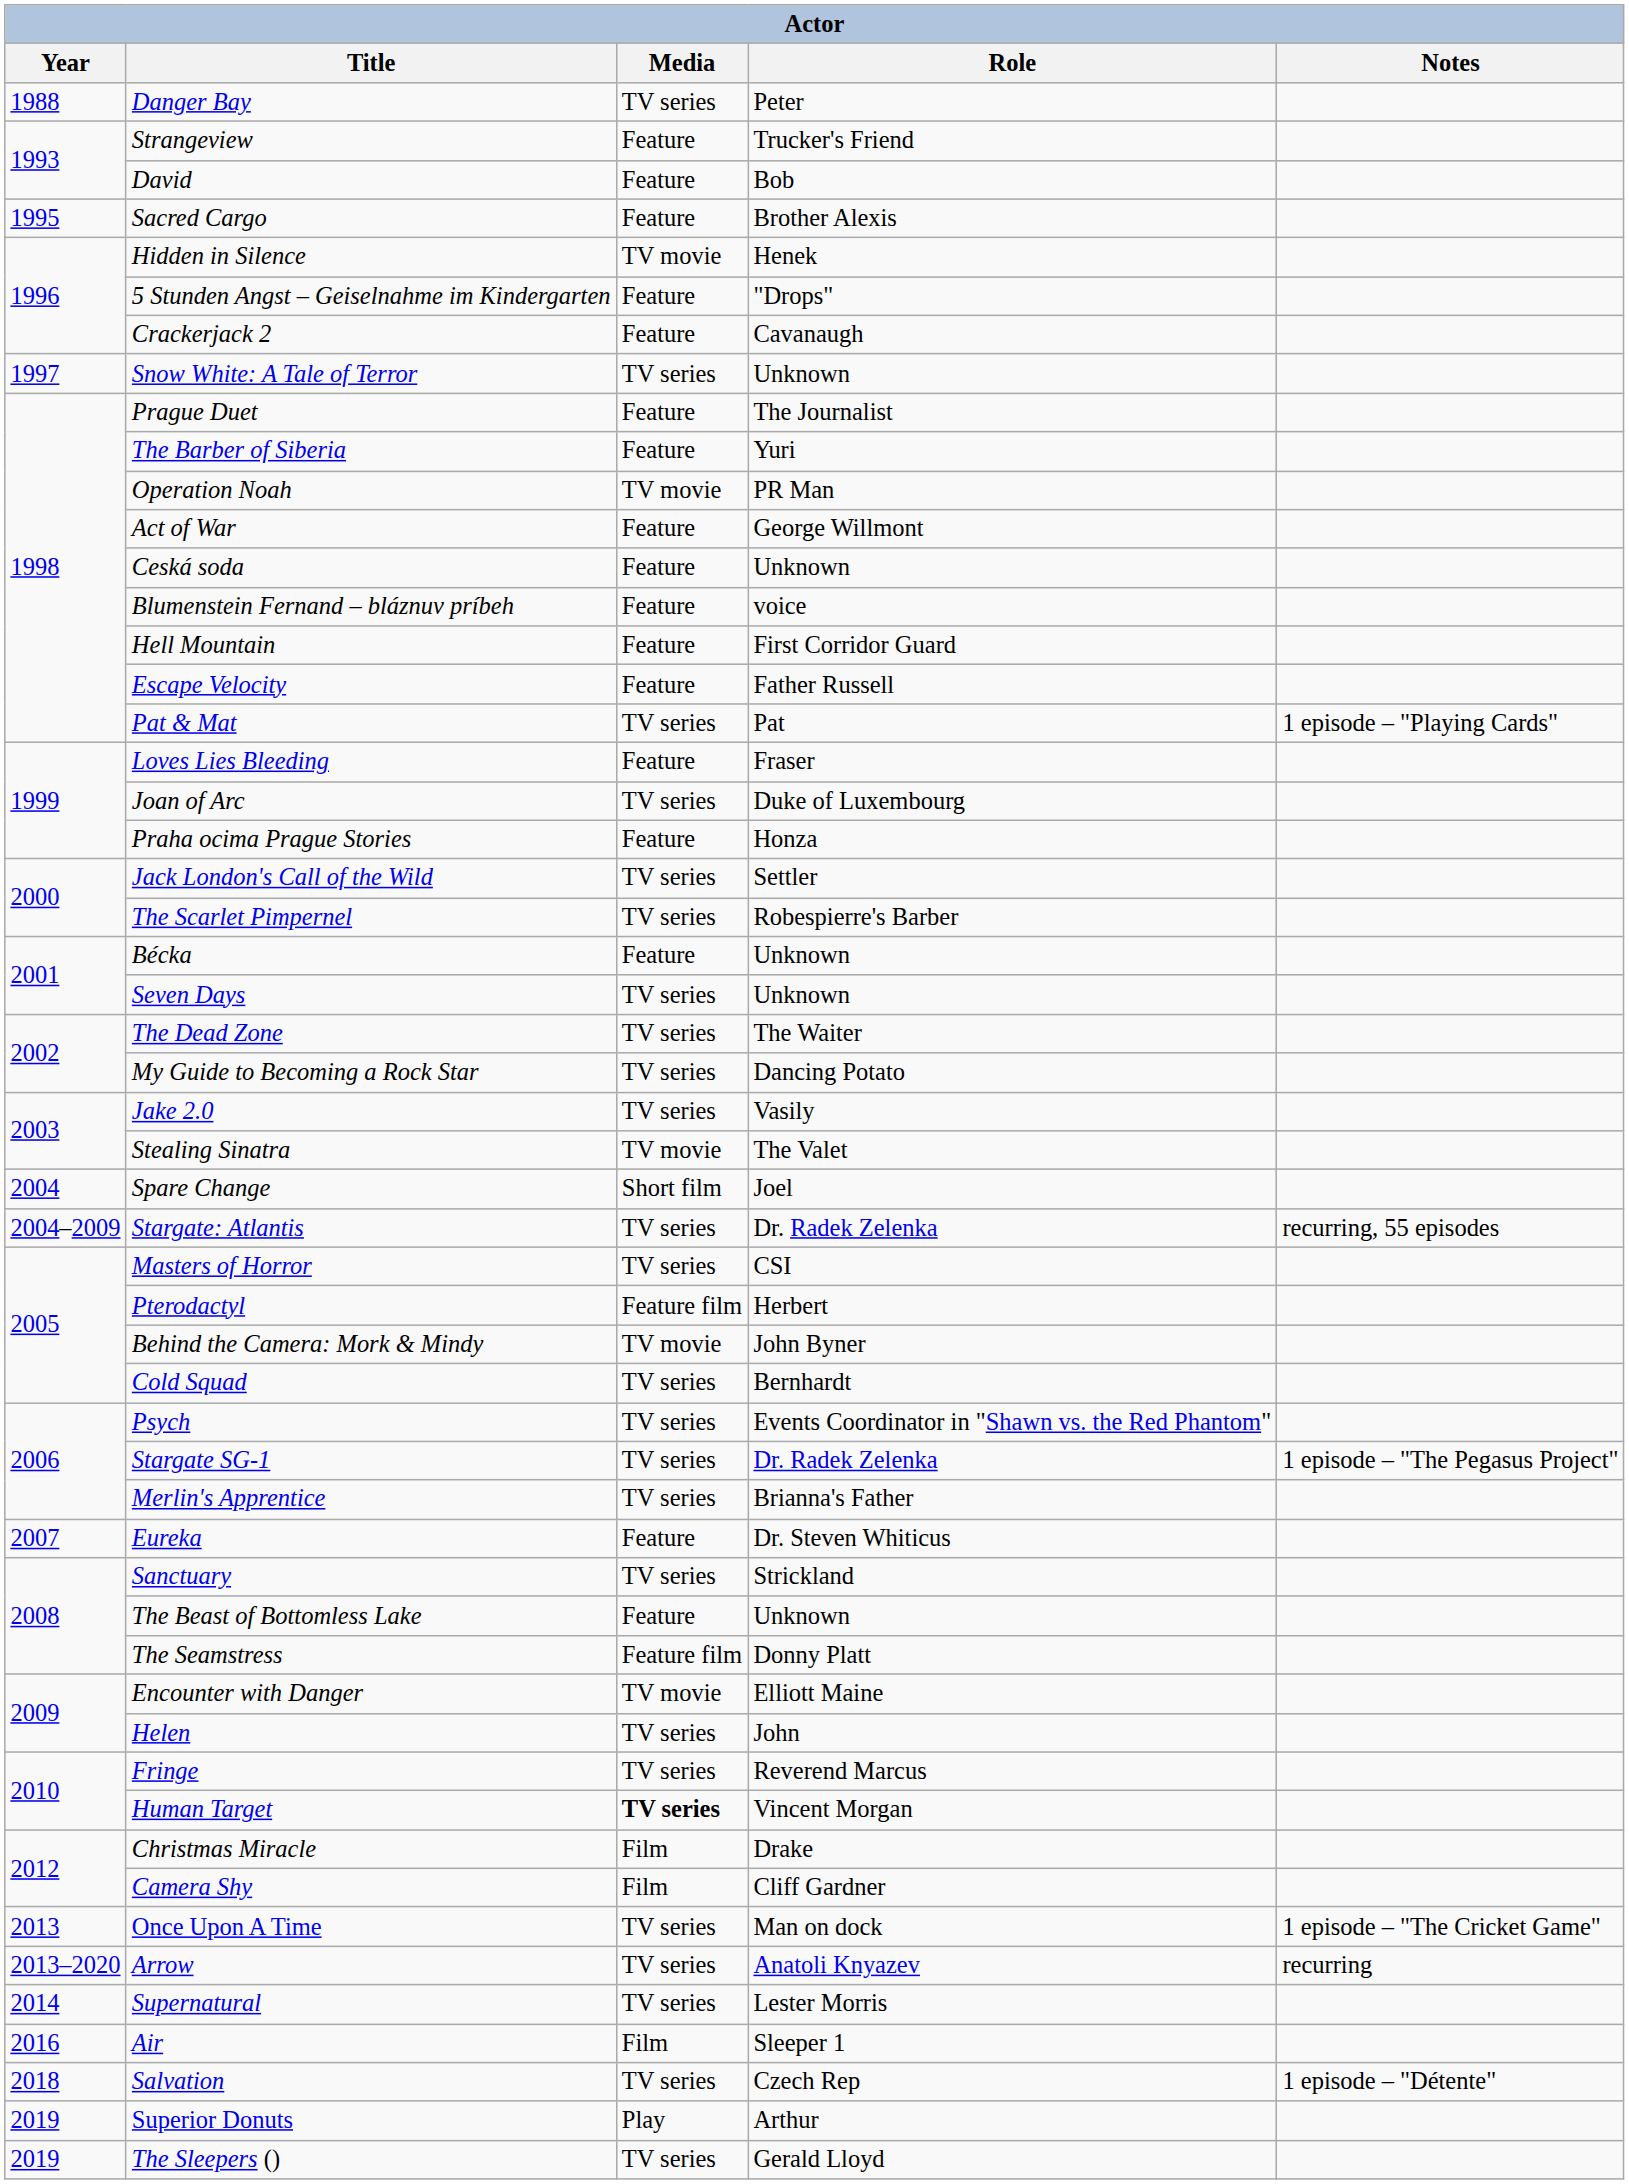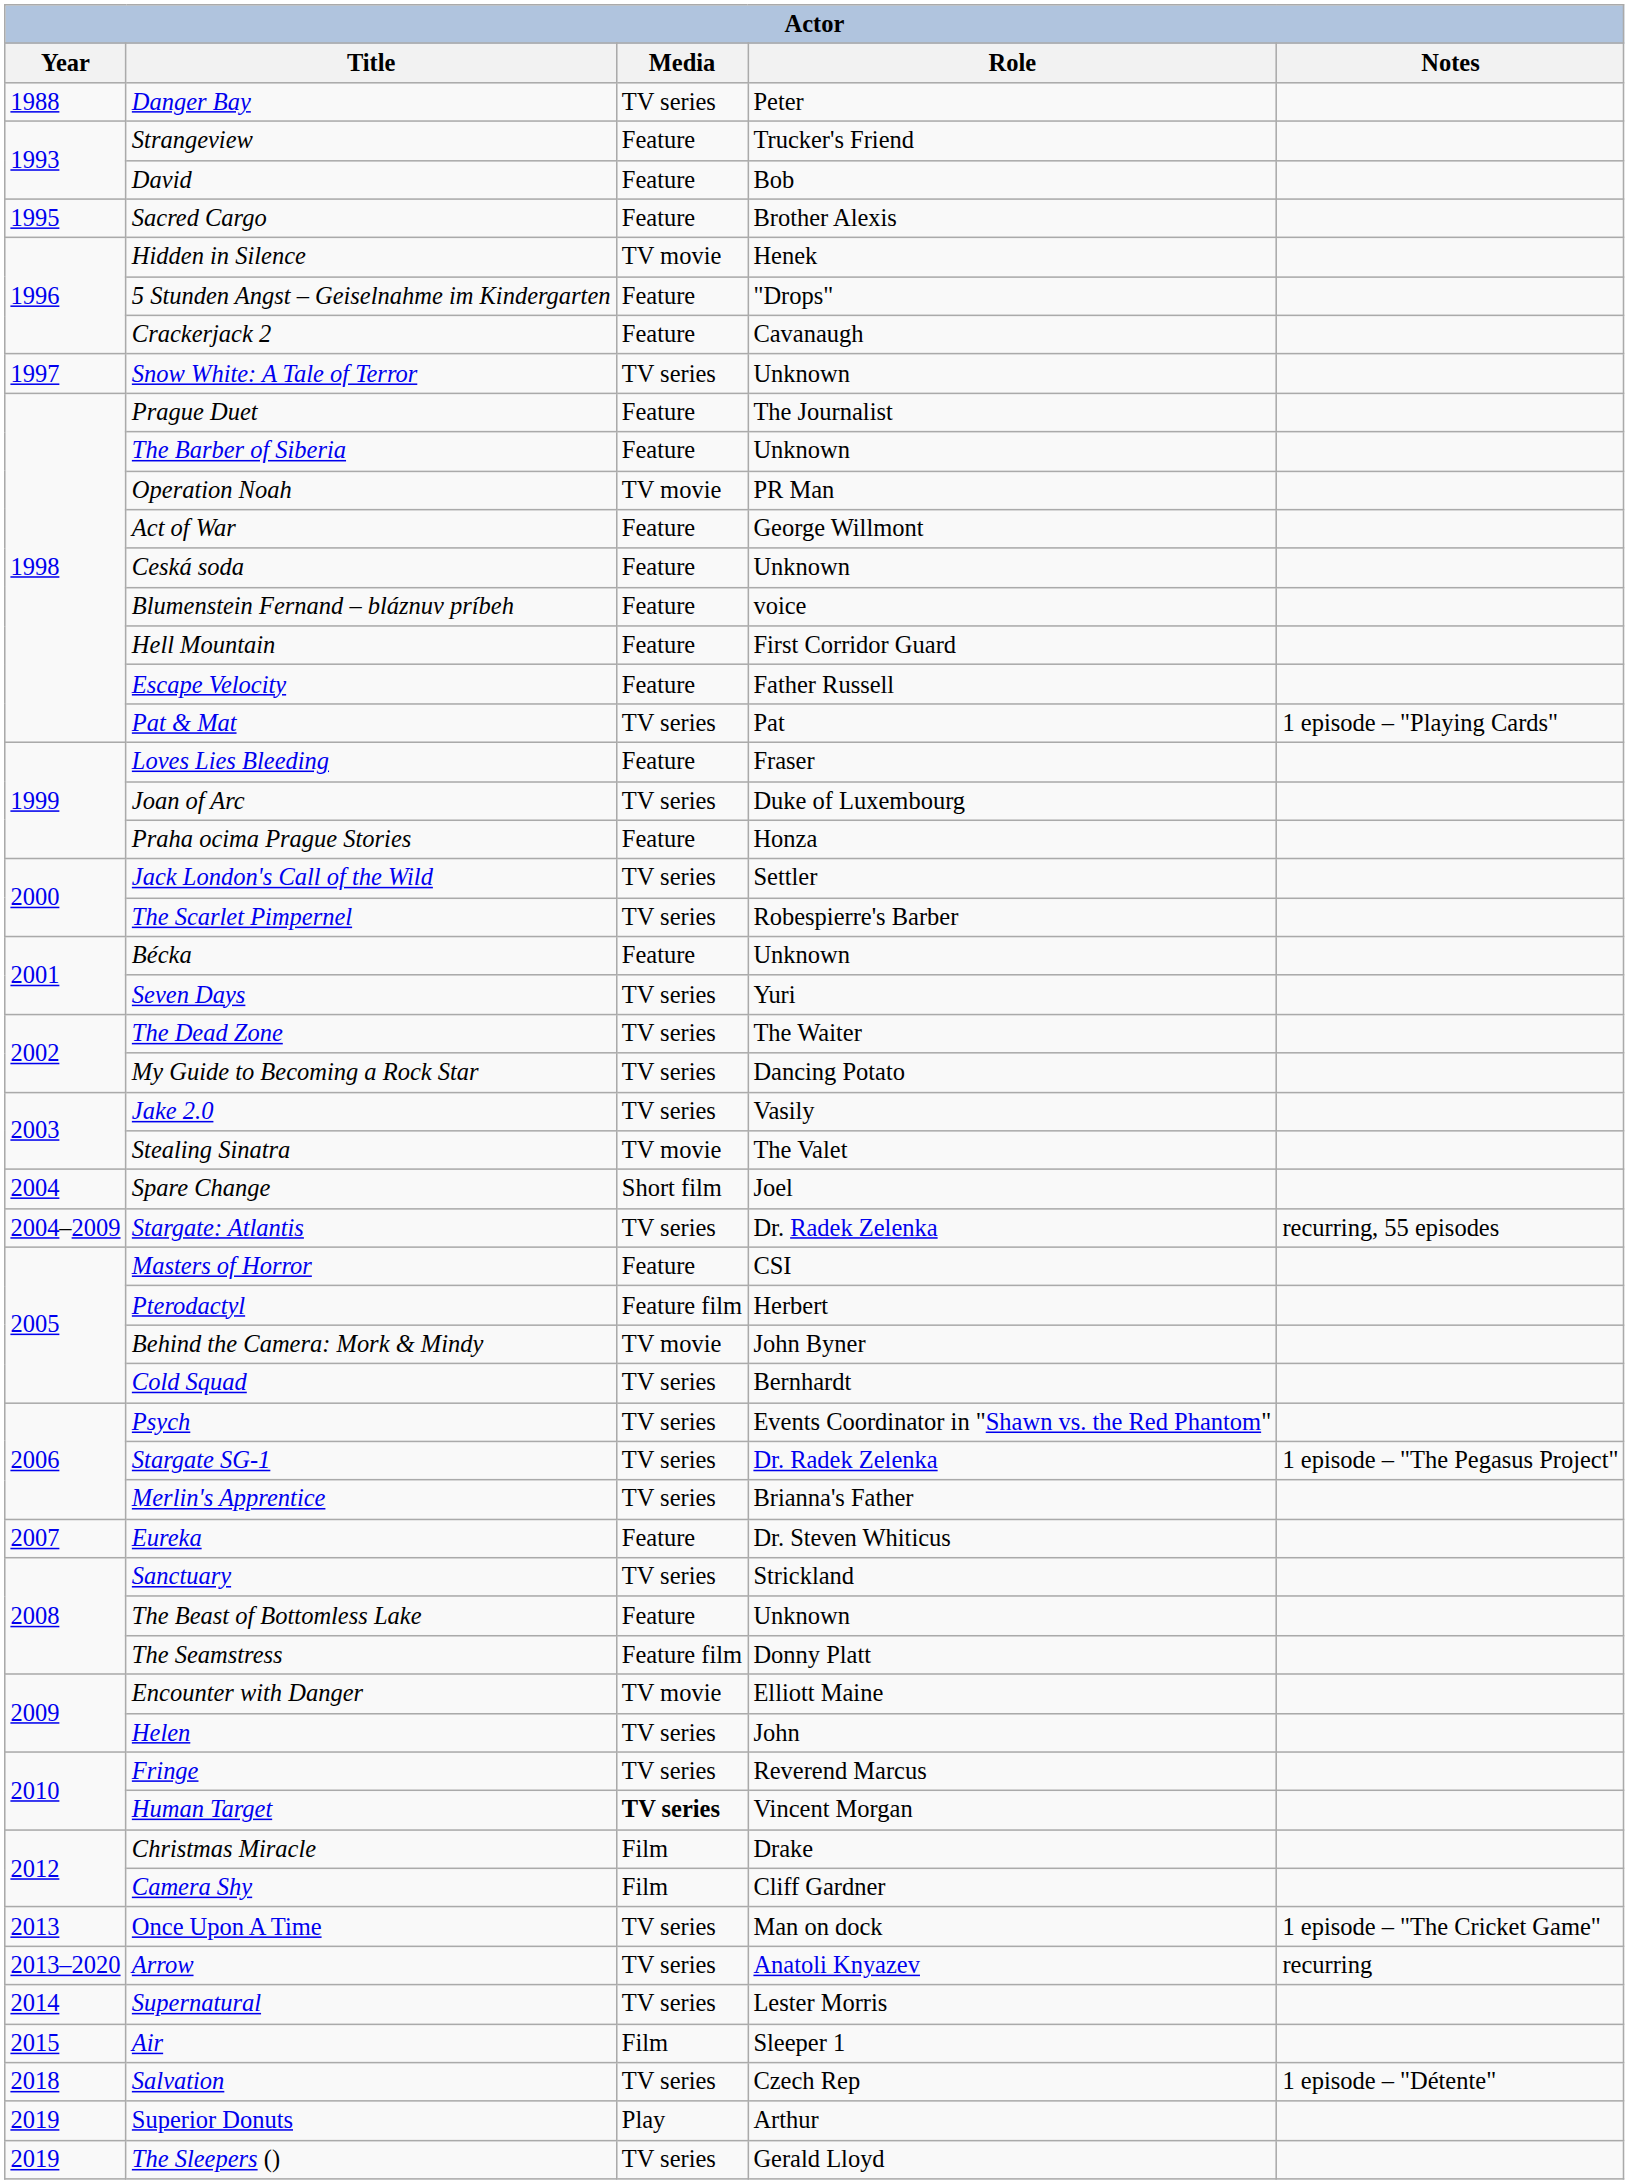(774, 450) Yuri -> (802, 450) Unknown
(802, 994) Unknown -> (774, 994) Yuri
(669, 1266) TV series -> (659, 1266) Feature
(35, 2042) 2016 -> (35, 2042) 2015
